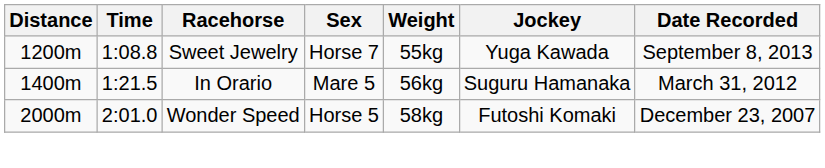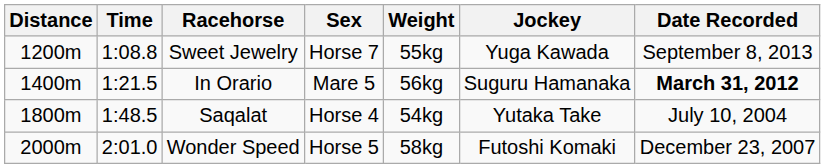(728, 83) normal -> (728, 83) bold
+ row: (233, 115)
